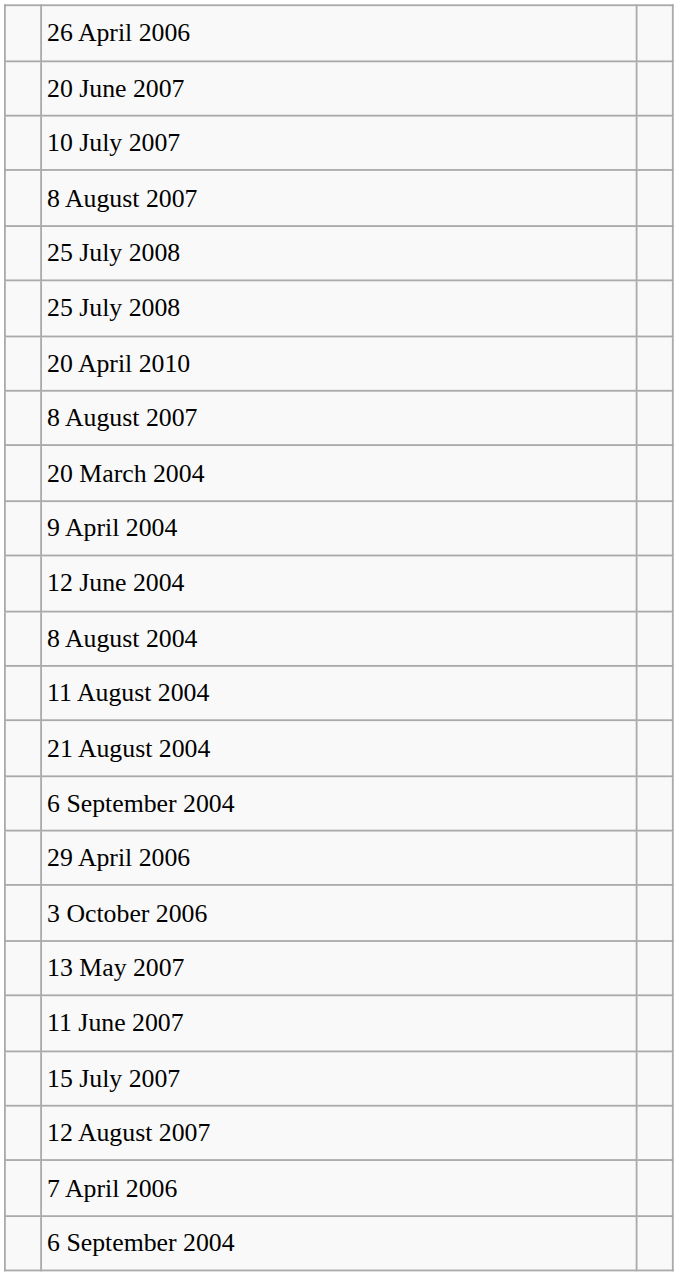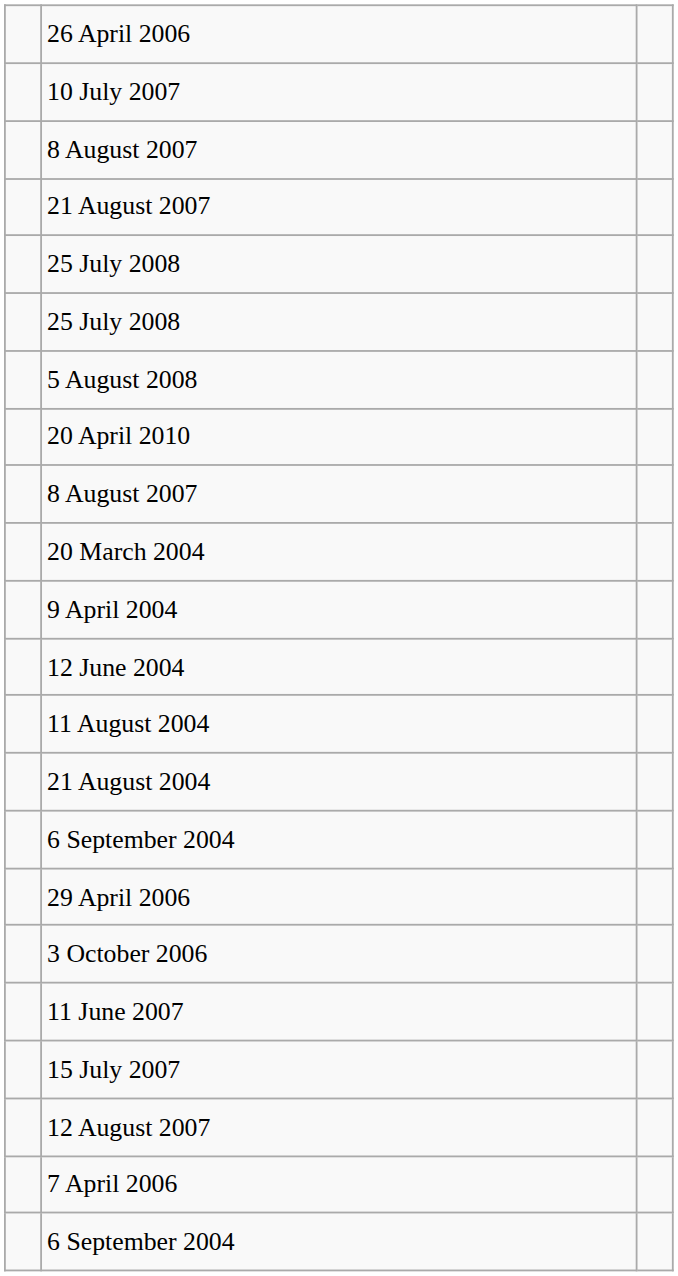- row: (23, 88)
+ row: (23, 207)
+ row: (23, 379)
- row: (23, 638)
- row: (23, 968)
